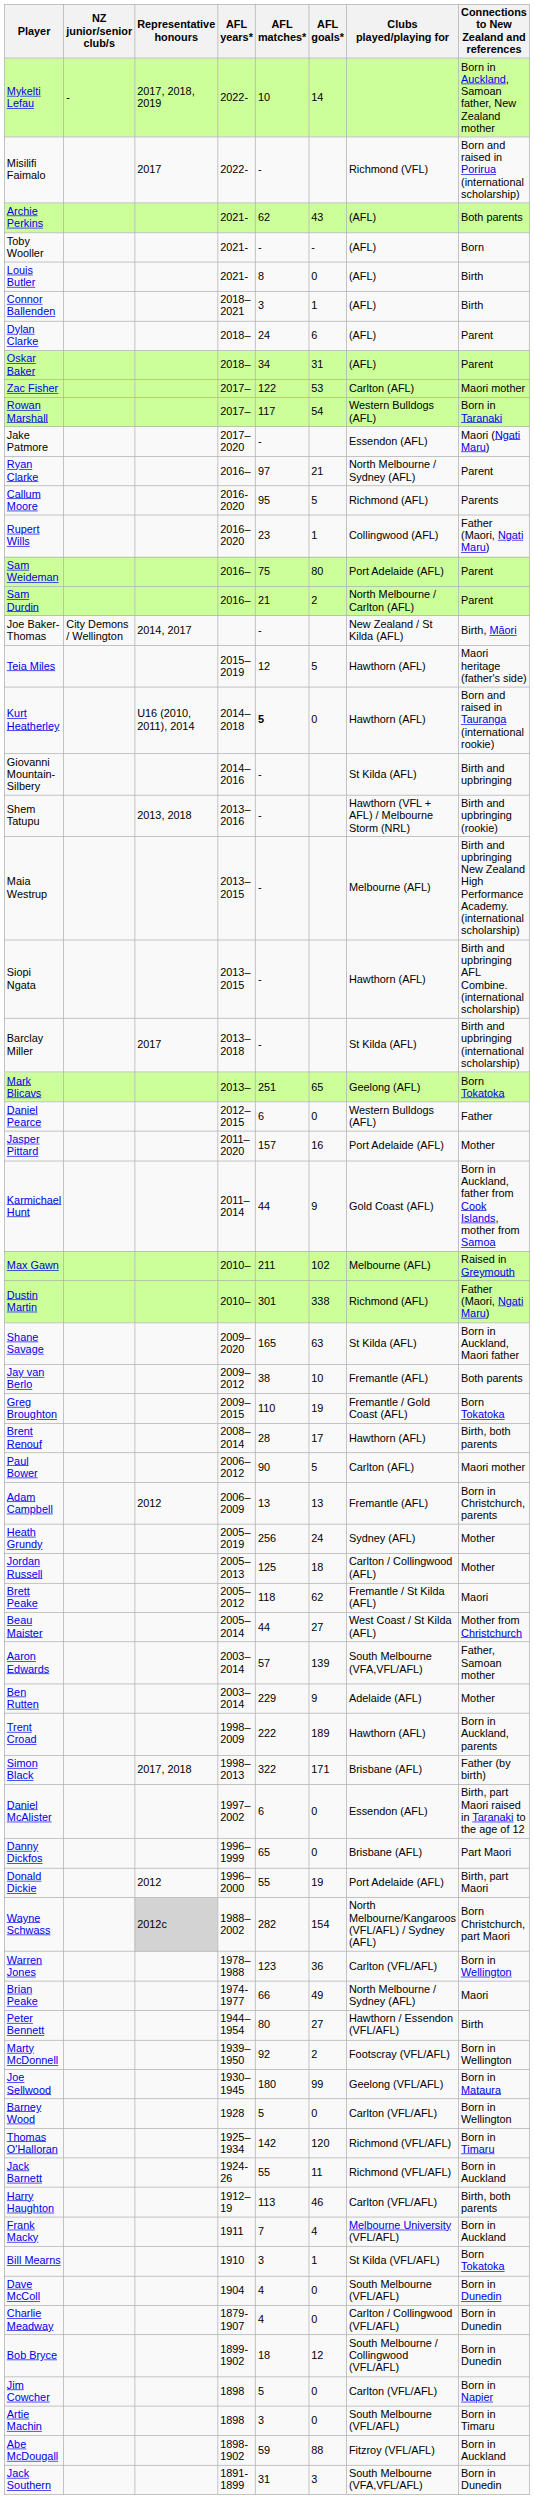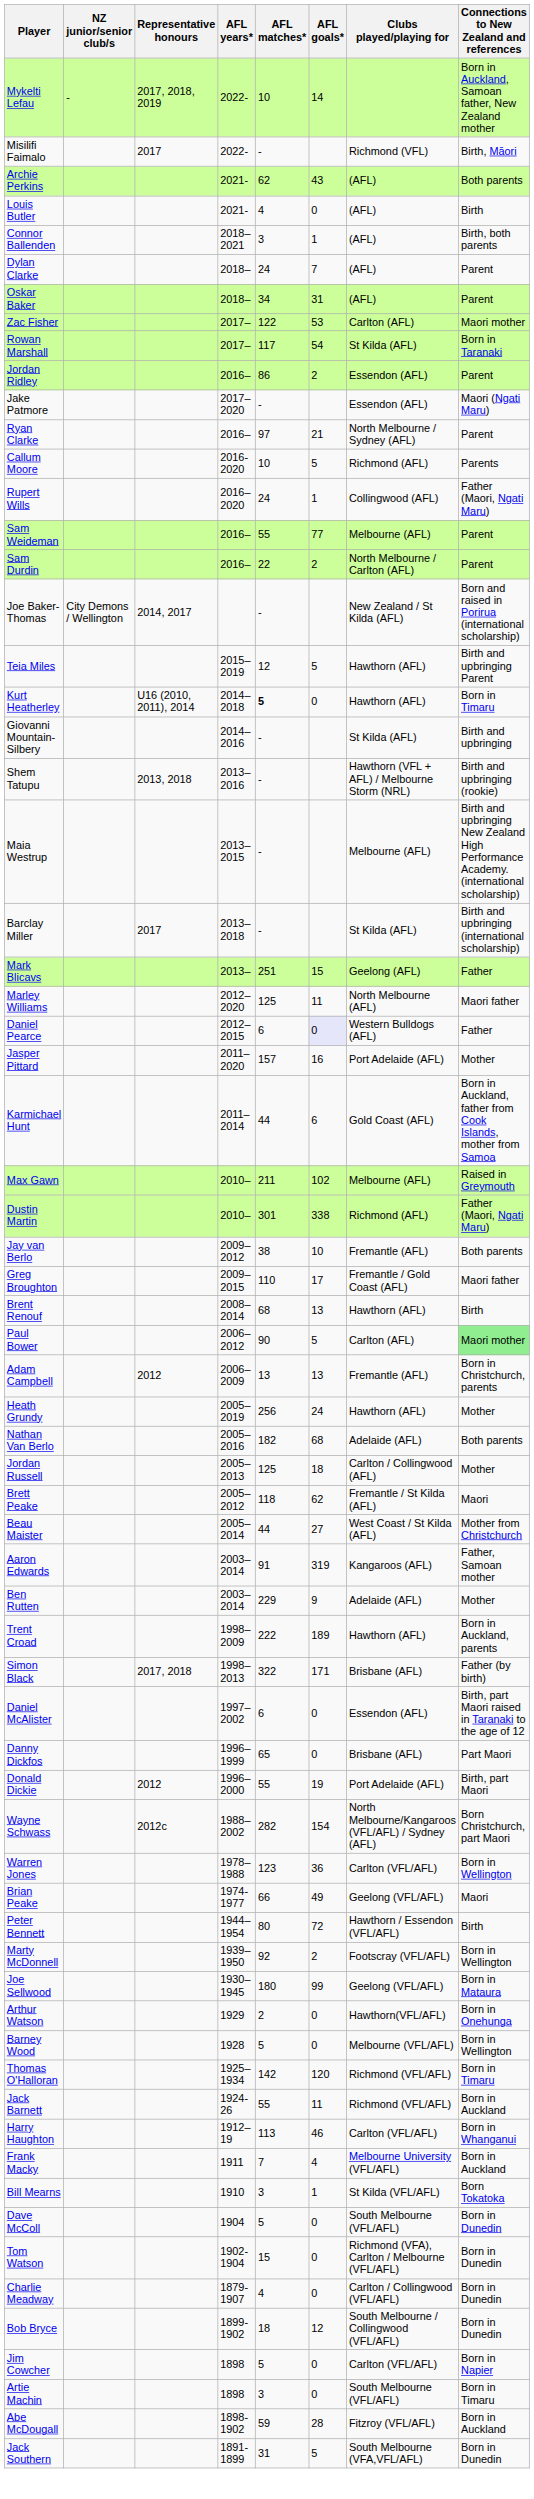(492, 170) Born and raised in Porirua (international scholarship) -> (489, 151) Birth, Māori
- row: (25, 247)
(261, 276) 8 -> (261, 210) 4
(472, 306) Birth -> (486, 240) Birth, both parents
(314, 335) 6 -> (314, 269) 7
(391, 412) Western Bulldogs (AFL) -> (383, 345) St Kilda (AFL)
+ row: (23, 375)
(264, 500) 95 -> (264, 463) 10
(264, 536) 23 -> (264, 499) 24
(264, 571) 75 -> (264, 535) 55
(317, 571) 80 -> (317, 535) 77
(396, 571) Port Adelaide (AFL) -> (390, 535) Melbourne (AFL)
(264, 601) 21 -> (264, 564) 22
(489, 630) Birth, Māori -> (492, 612) Born and raised in Porirua (international scholarship)
(494, 666) Maori heritage (father's side) -> (486, 666) Birth and upbringing Parent
(492, 720) Born and raised in Tauranga (international rookie) -> (478, 702) Born in Timaru
- row: (21, 979)
(317, 1087) 65 -> (317, 971) 15
(483, 1087) Born Tokatoka -> (477, 971) Father
+ row: (27, 1001)
(314, 1116) no background -> (314, 1030) lavender background
(314, 1206) 9 -> (314, 1120) 6
- row: (25, 1343)
(317, 1408) 19 -> (317, 1281) 17
(483, 1408) Born Tokatoka -> (490, 1281) Maori father
(264, 1438) 28 -> (264, 1310) 68
(317, 1438) 17 -> (317, 1310) 13
(486, 1438) Birth, both parents -> (472, 1310) Birth
(493, 1467) no background -> (493, 1340) lightgreen background
(382, 1538) Sydney (AFL) -> (387, 1411) Hawthorn (AFL)
+ row: (30, 1441)
(264, 1663) 57 -> (264, 1565) 91
(320, 1663) 139 -> (320, 1565) 319
(390, 1663) South Melbourne (VFA,VFL/AFL) -> (390, 1565) Kangaroos (AFL)
(152, 1924) lightgrey background -> (152, 1826) no background
(392, 1995) North Melbourne / Sydney (AFL) -> (396, 1897) Geelong (VFL/AFL)
(317, 2025) 27 -> (317, 1927) 72
+ row: (25, 2015)
(393, 2113) Carlton (VFL/AFL) -> (401, 2045) Melbourne (VFL/AFL)
(486, 2202) Birth, both parents -> (489, 2133) Born in Whanganui
(261, 2290) 4 -> (261, 2222) 5
+ row: (25, 2257)
(317, 2450) 88 -> (317, 2423) 28
(314, 2479) 3 -> (314, 2453) 5
